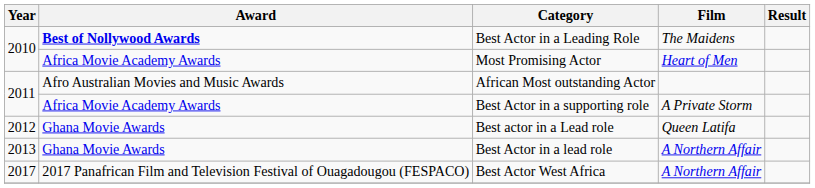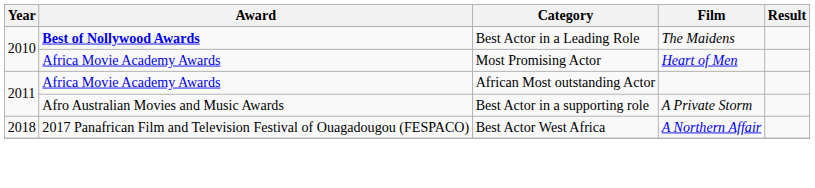(163, 82) Afro Australian Movies and Music Awards -> (131, 82) Africa Movie Academy Awards
(131, 104) Africa Movie Academy Awards -> (163, 104) Afro Australian Movies and Music Awards
- row: (545, 127)
- row: (544, 149)
(22, 171) 2017 -> (22, 127) 2018
